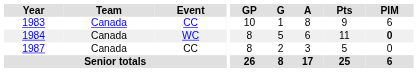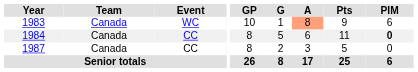(191, 23) CC -> (191, 23) WC
(308, 23) no background -> (308, 23) lightsalmon background
(191, 36) WC -> (191, 36) CC
